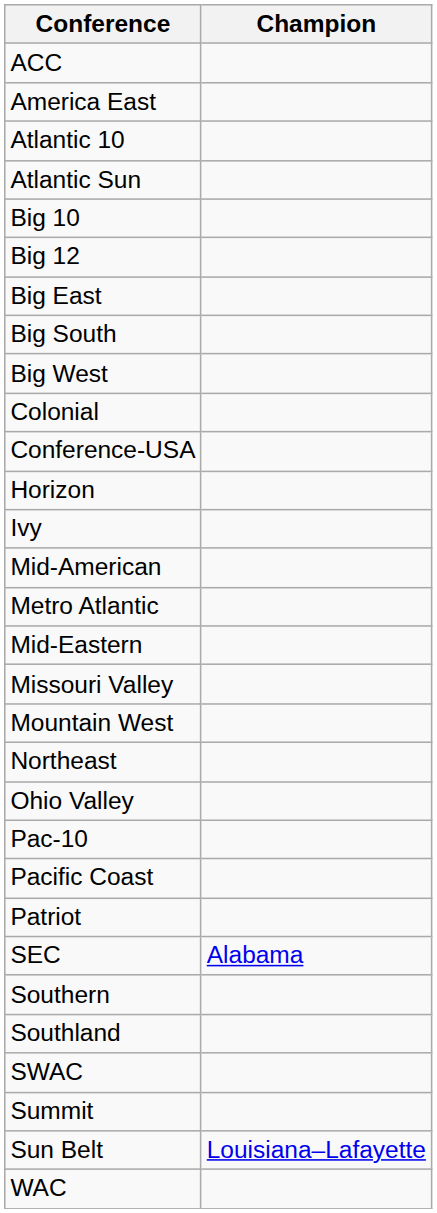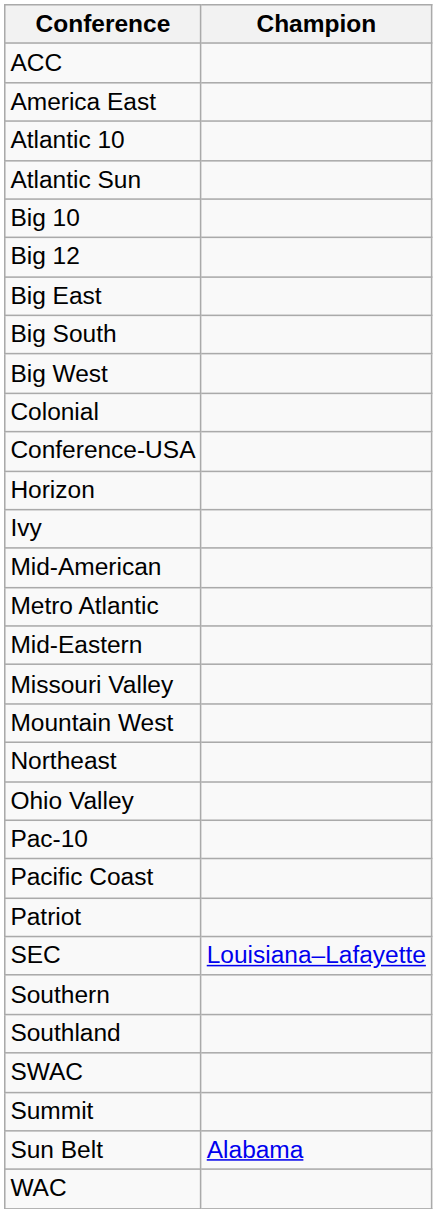(255, 955) Alabama -> (316, 955) Louisiana–Lafayette
(316, 1149) Louisiana–Lafayette -> (255, 1149) Alabama
